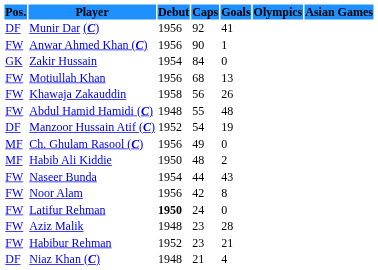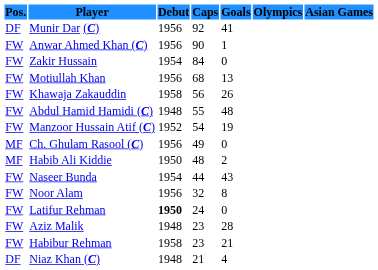(14, 61) GK -> (14, 61) FW
(13, 127) DF -> (14, 127) FW
(198, 193) 42 -> (198, 193) 32
(170, 243) 1952 -> (170, 243) 1958
